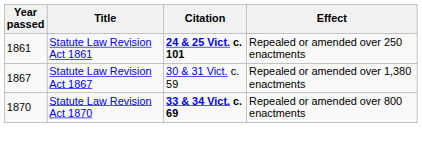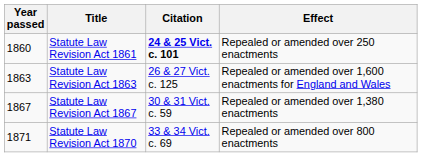(19, 48) 1861 -> (19, 48) 1860
+ row: (93, 78)
(19, 107) 1870 -> (19, 137) 1871
(204, 107) bold -> (179, 137) normal
